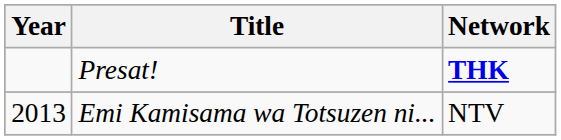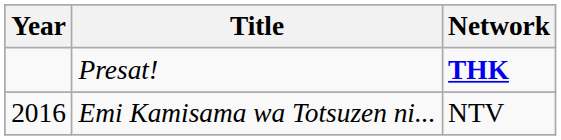(39, 112) 2013 -> (39, 112) 2016
